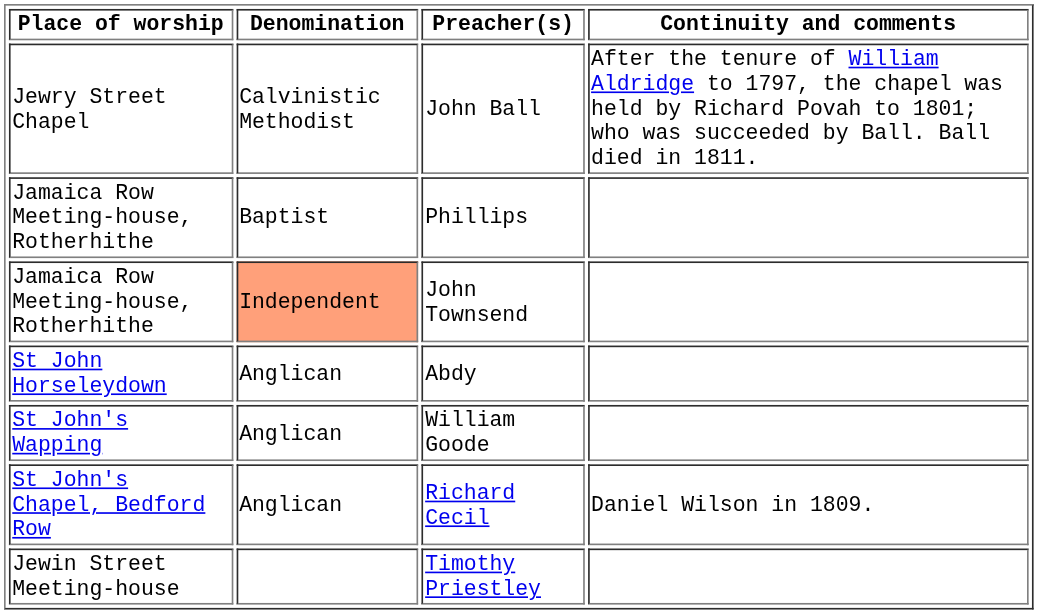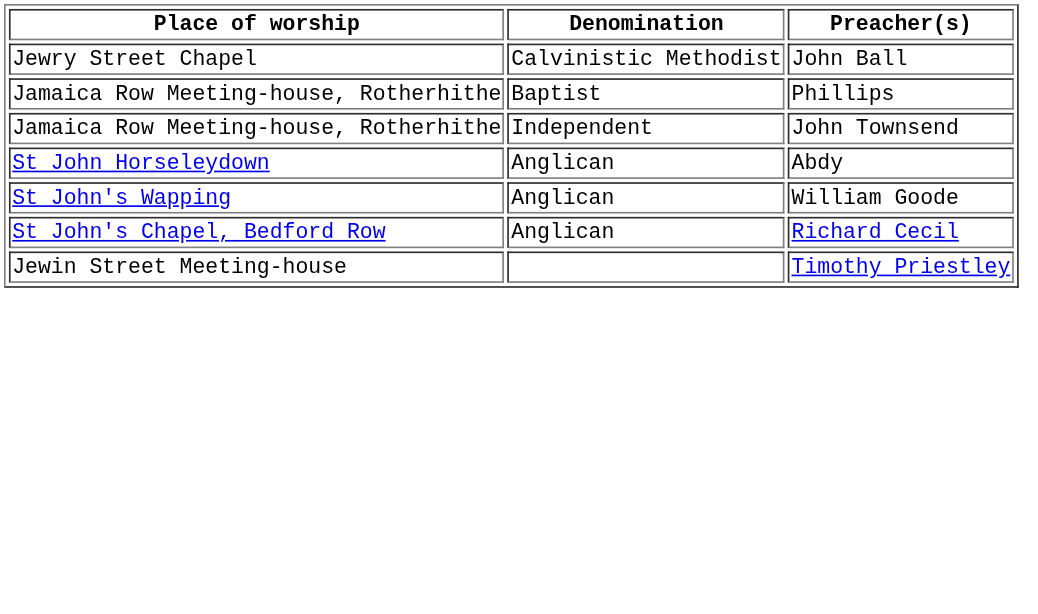- column: (808, 25)
(310, 302) lightsalmon background -> (582, 129) no background
